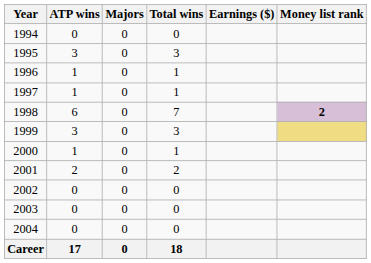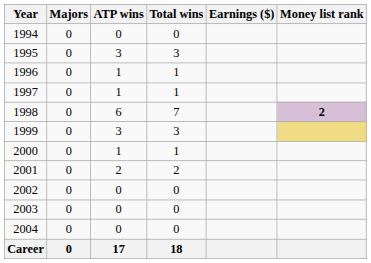columns swapped: (125, 14) <-> (75, 14)
